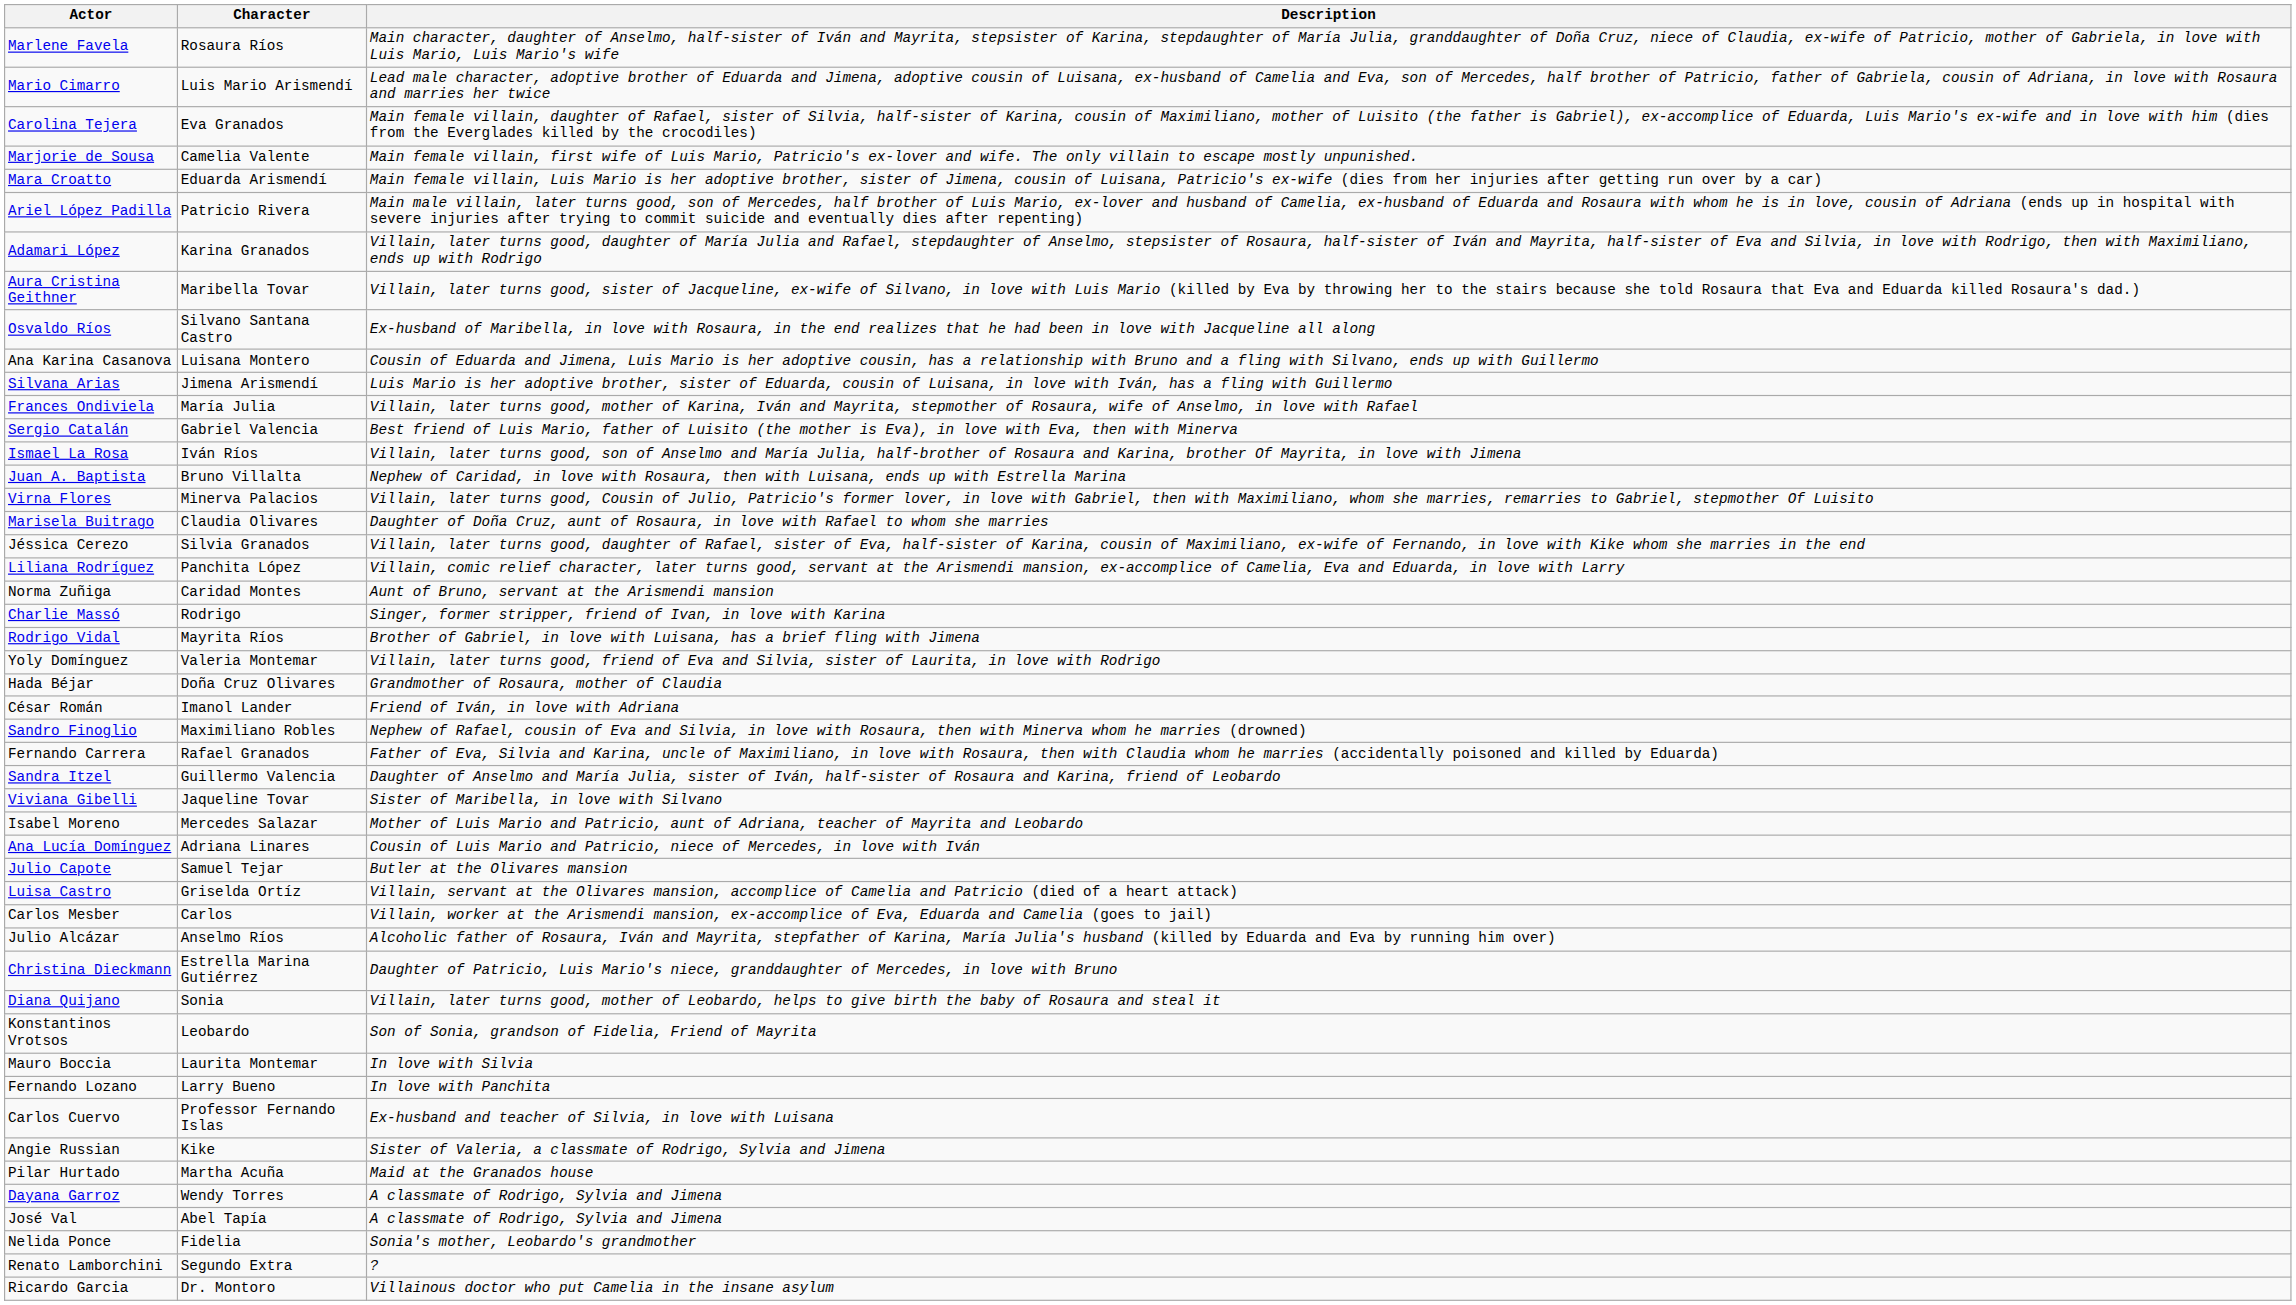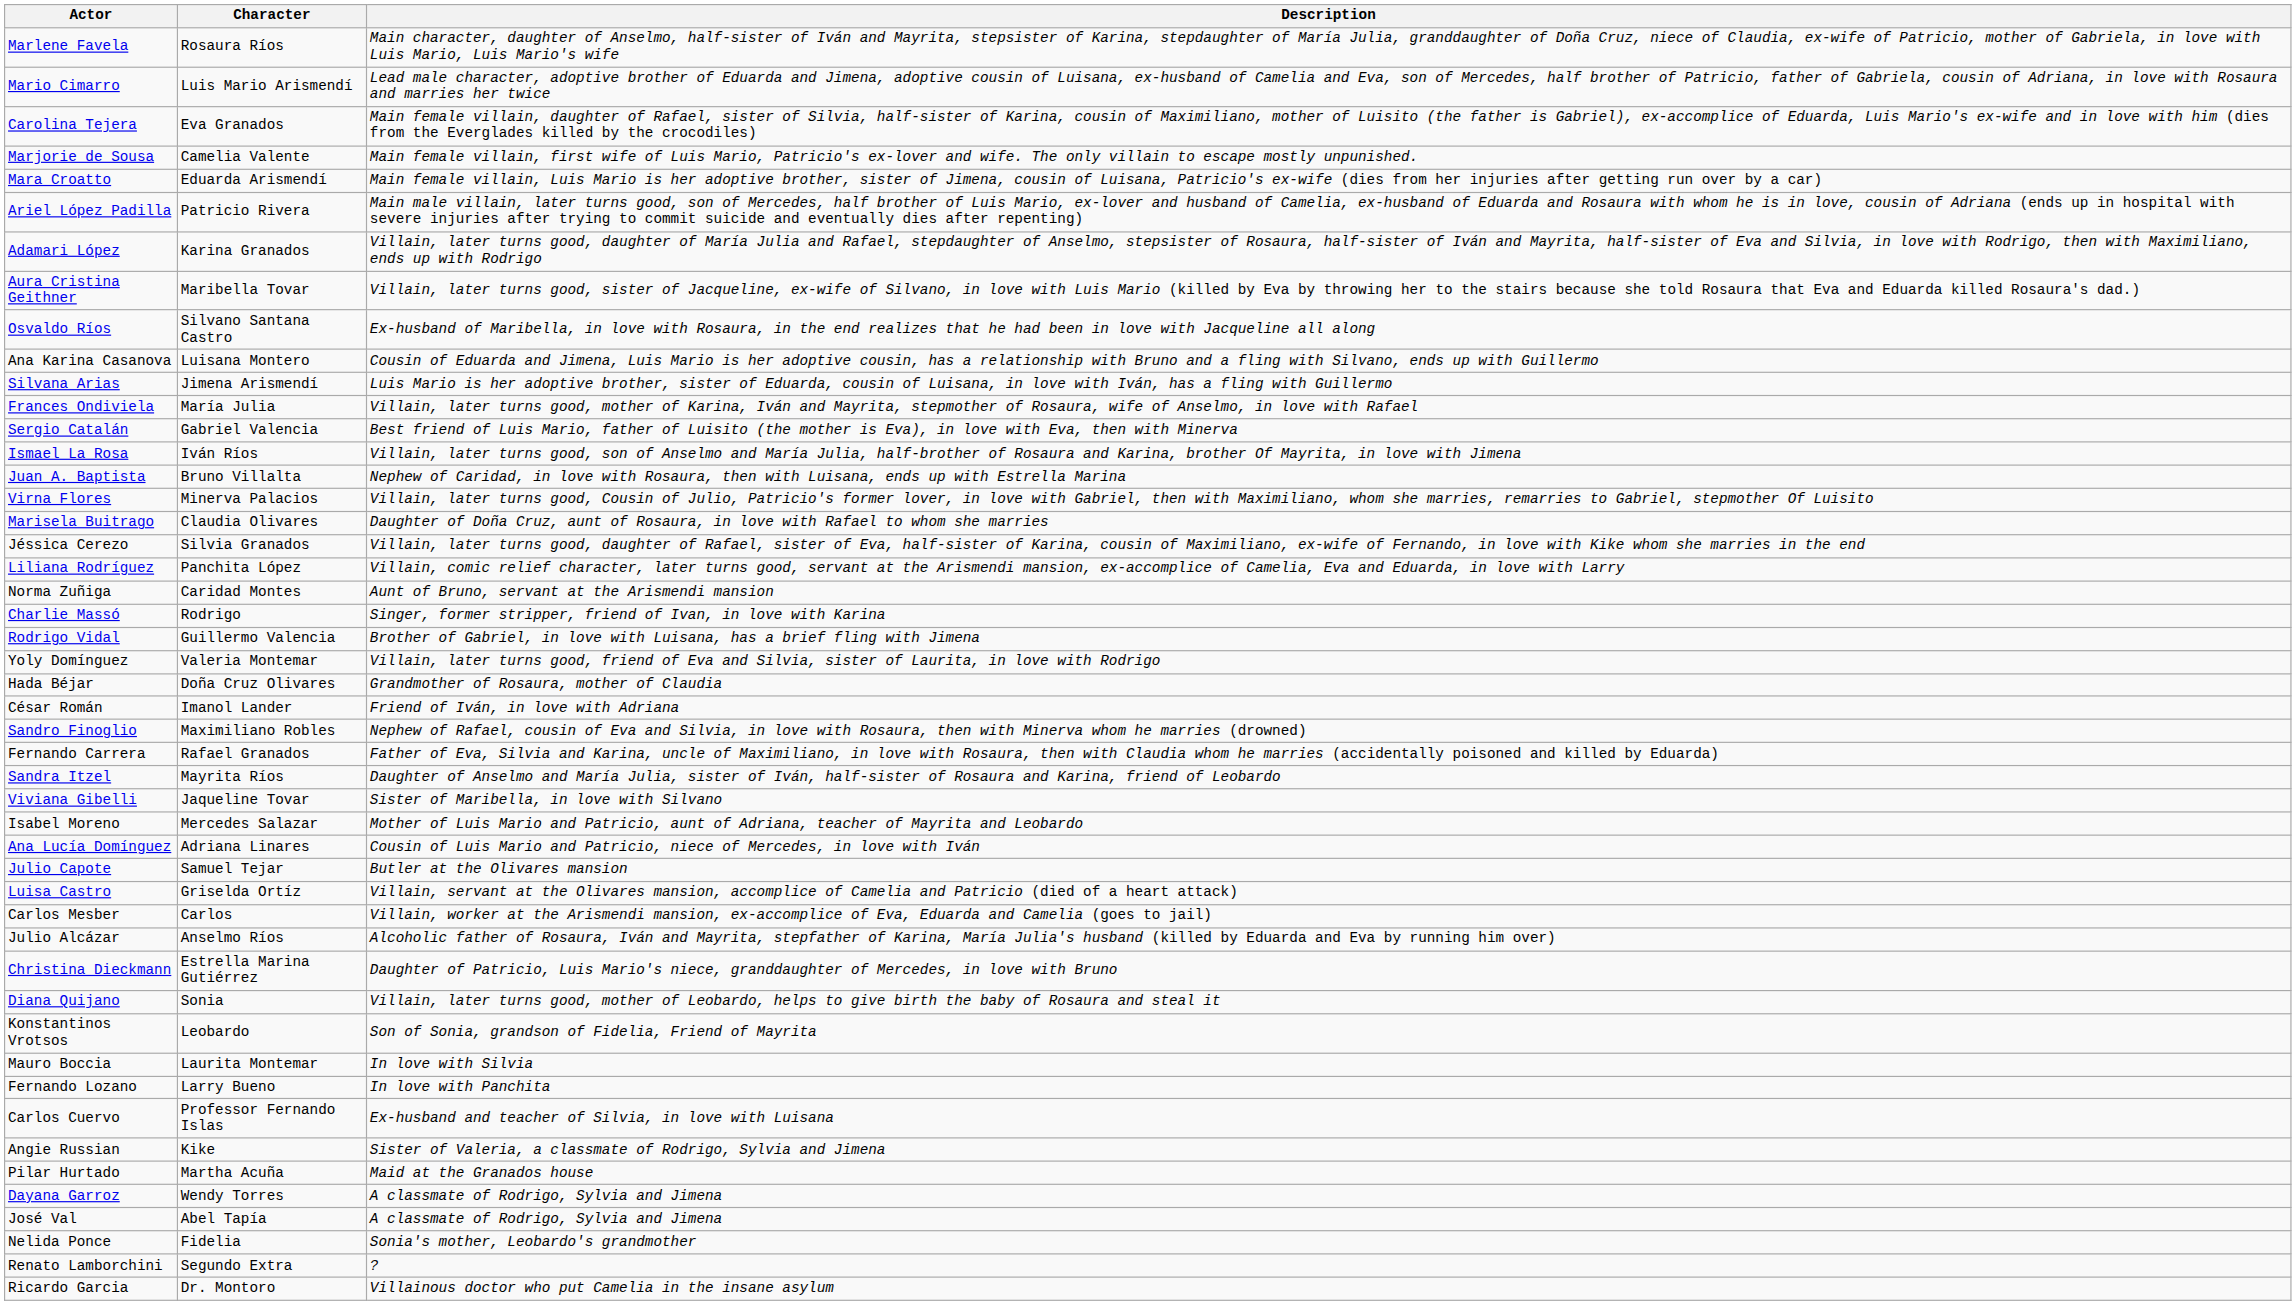(232, 639) Mayrita Ríos -> (258, 639) Guillermo Valencia
(258, 778) Guillermo Valencia -> (232, 778) Mayrita Ríos
